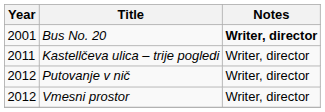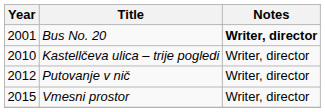(21, 55) 2011 -> (22, 55) 2010
(22, 96) 2012 -> (22, 96) 2015
